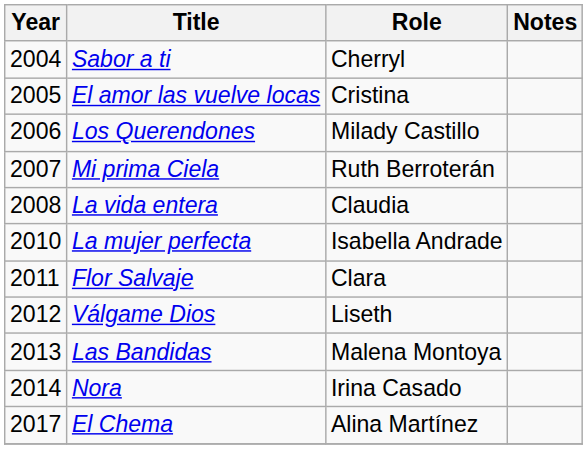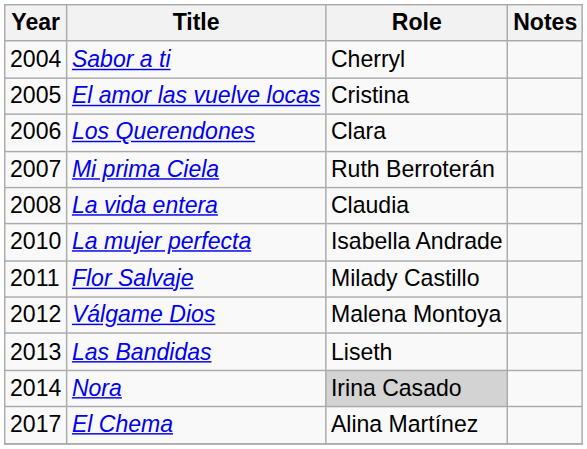(405, 132) Milady Castillo -> (358, 132) Clara
(358, 278) Clara -> (405, 278) Milady Castillo
(362, 315) Liseth -> (416, 315) Malena Montoya
(416, 351) Malena Montoya -> (362, 351) Liseth
(396, 388) no background -> (396, 388) lightgrey background
